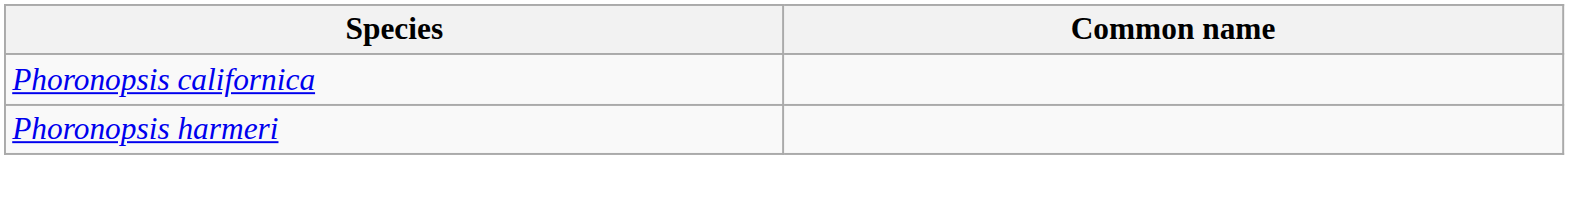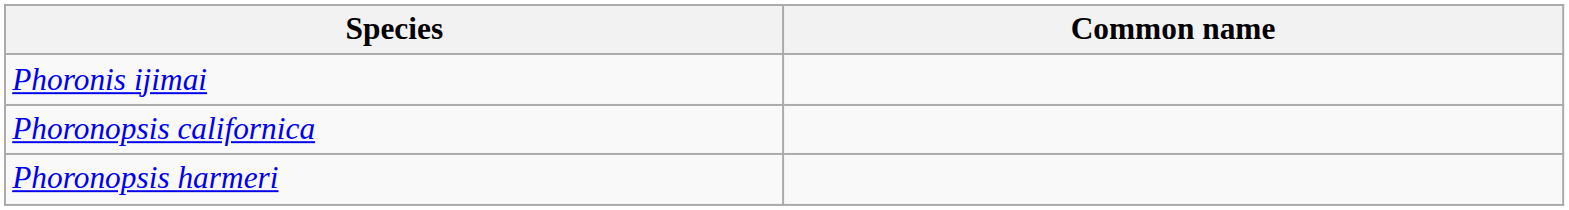+ row: (110, 79)
